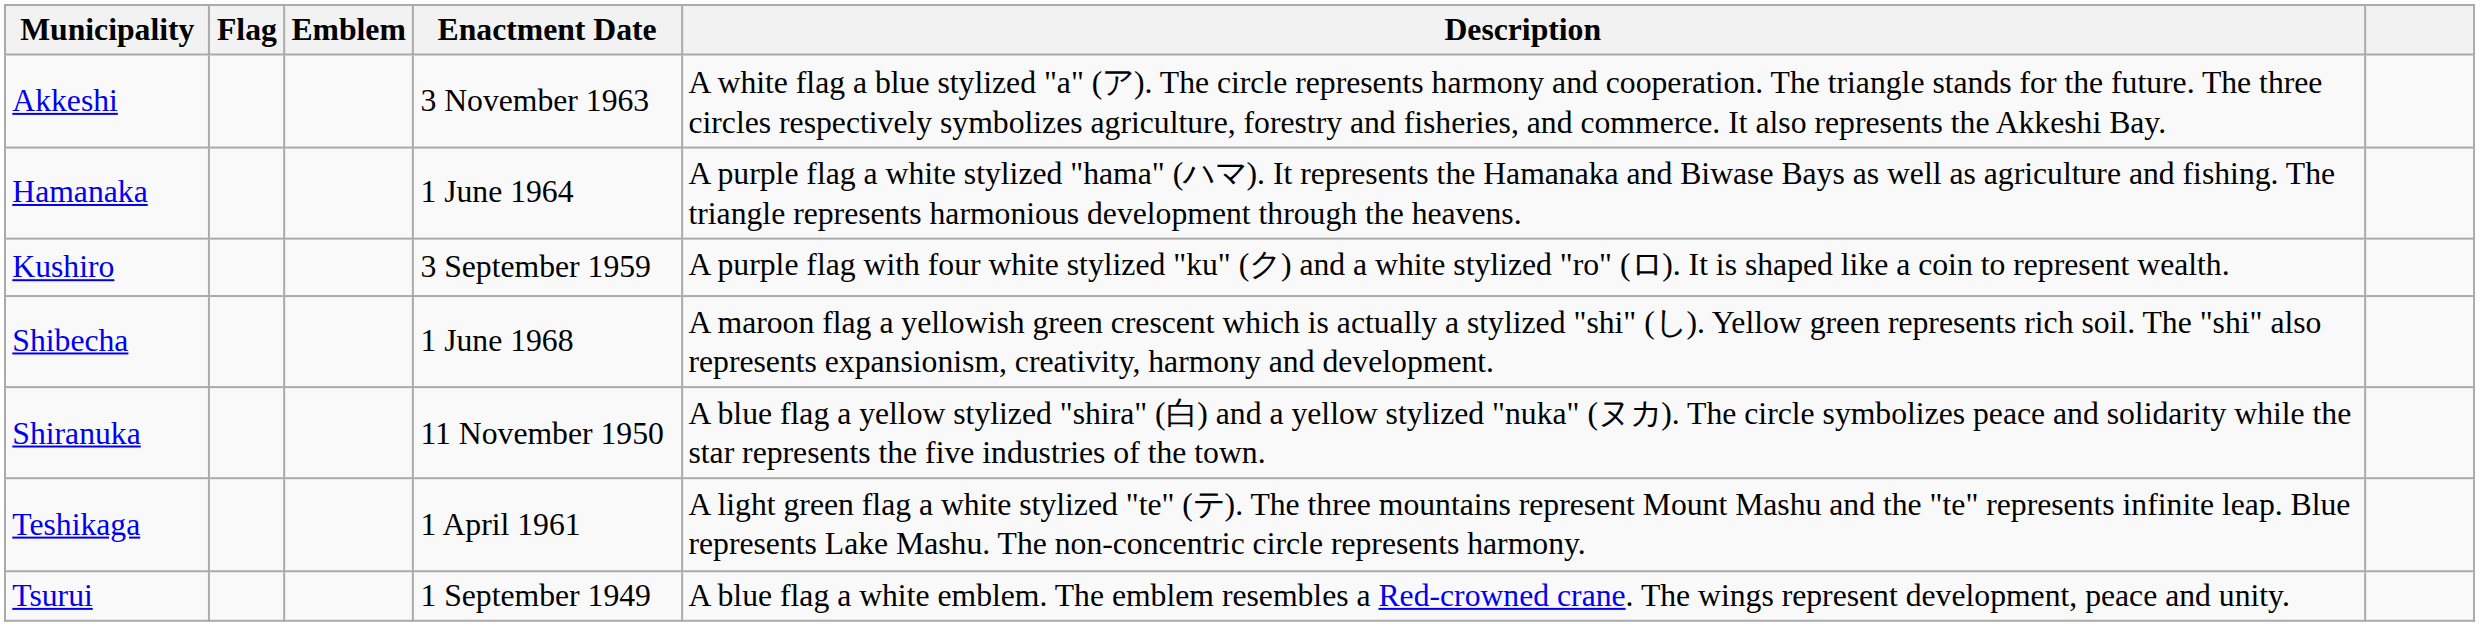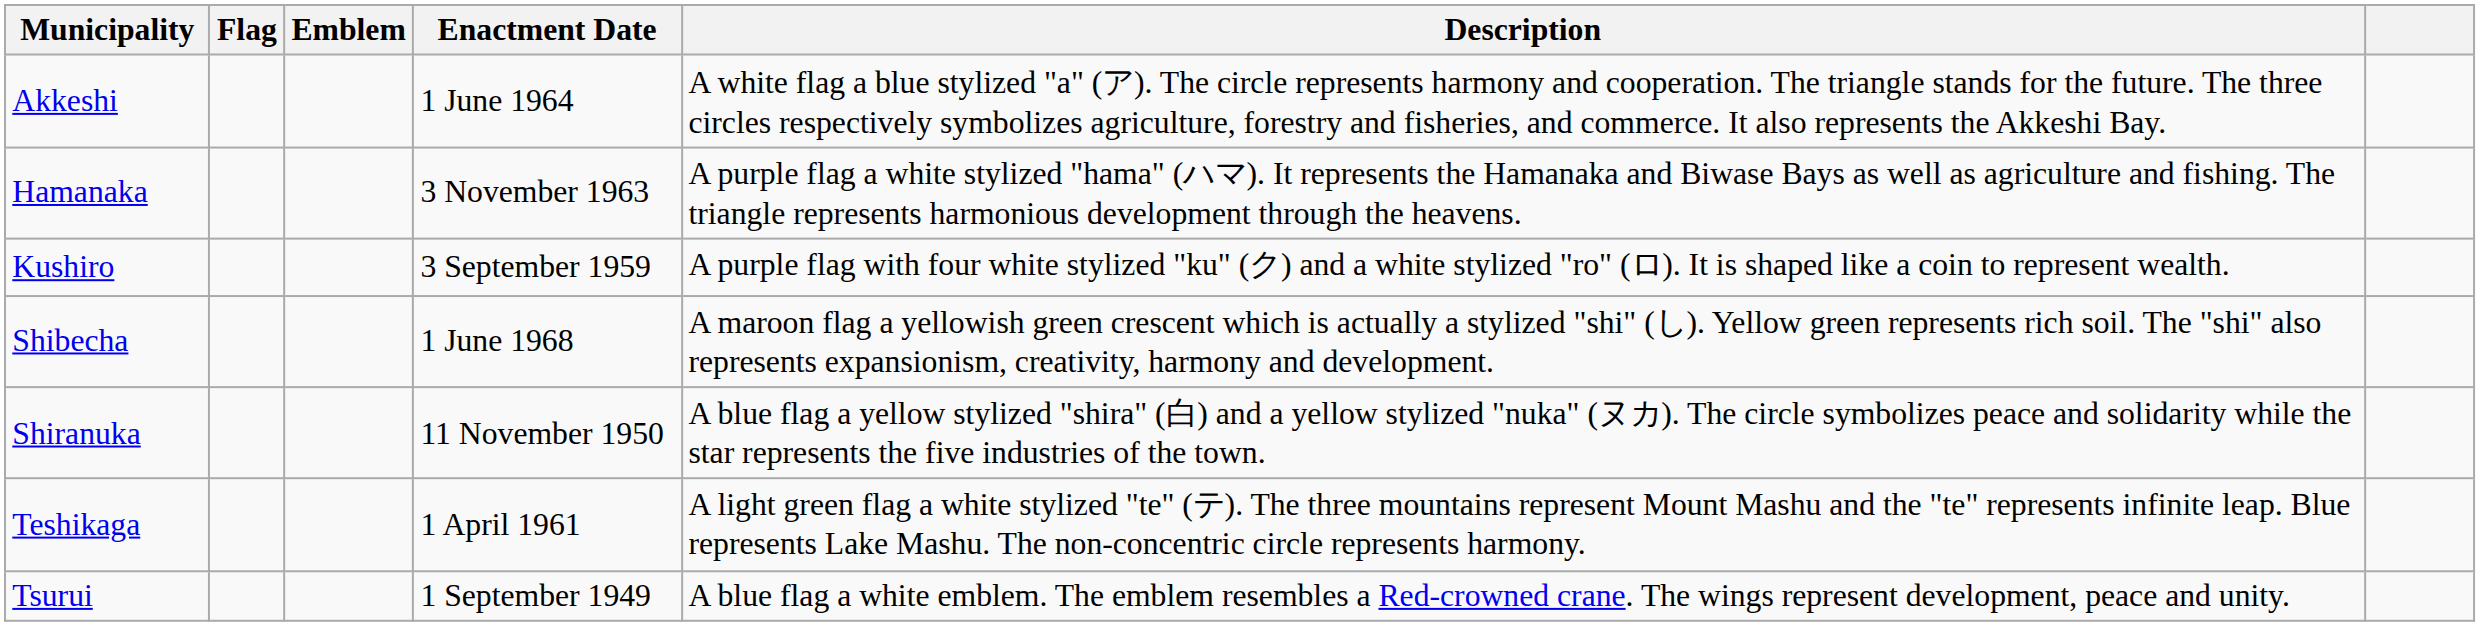(535, 100) 3 November 1963 -> (497, 100) 1 June 1964
(497, 192) 1 June 1964 -> (535, 192) 3 November 1963
